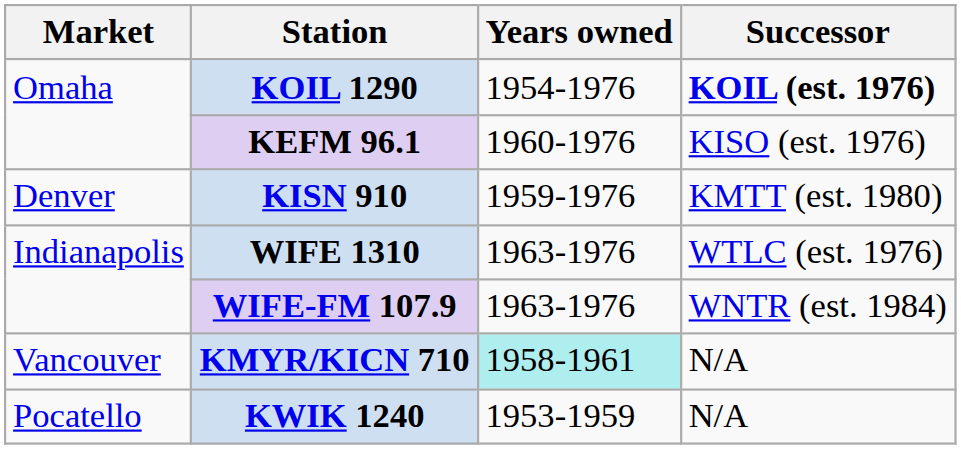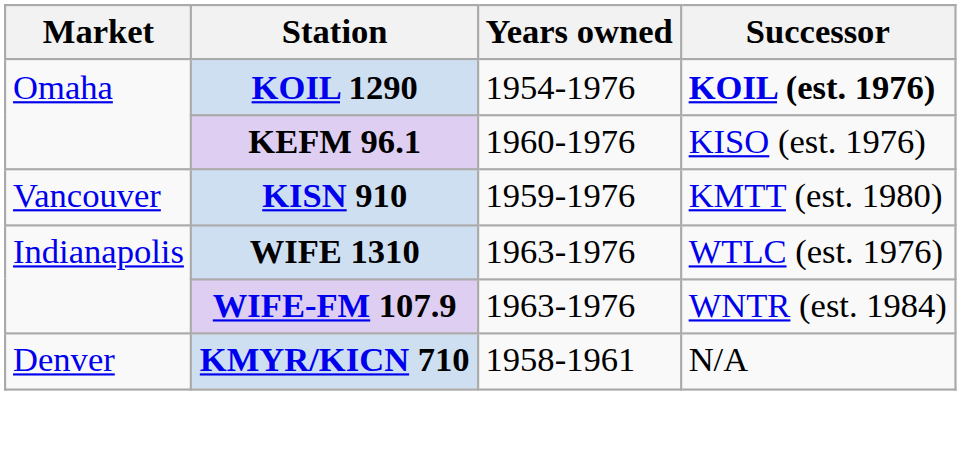(64, 196) Denver -> (87, 196) Vancouver
(87, 360) Vancouver -> (64, 360) Denver
(560, 360) paleturquoise background -> (560, 360) no background
- row: (335, 415)
